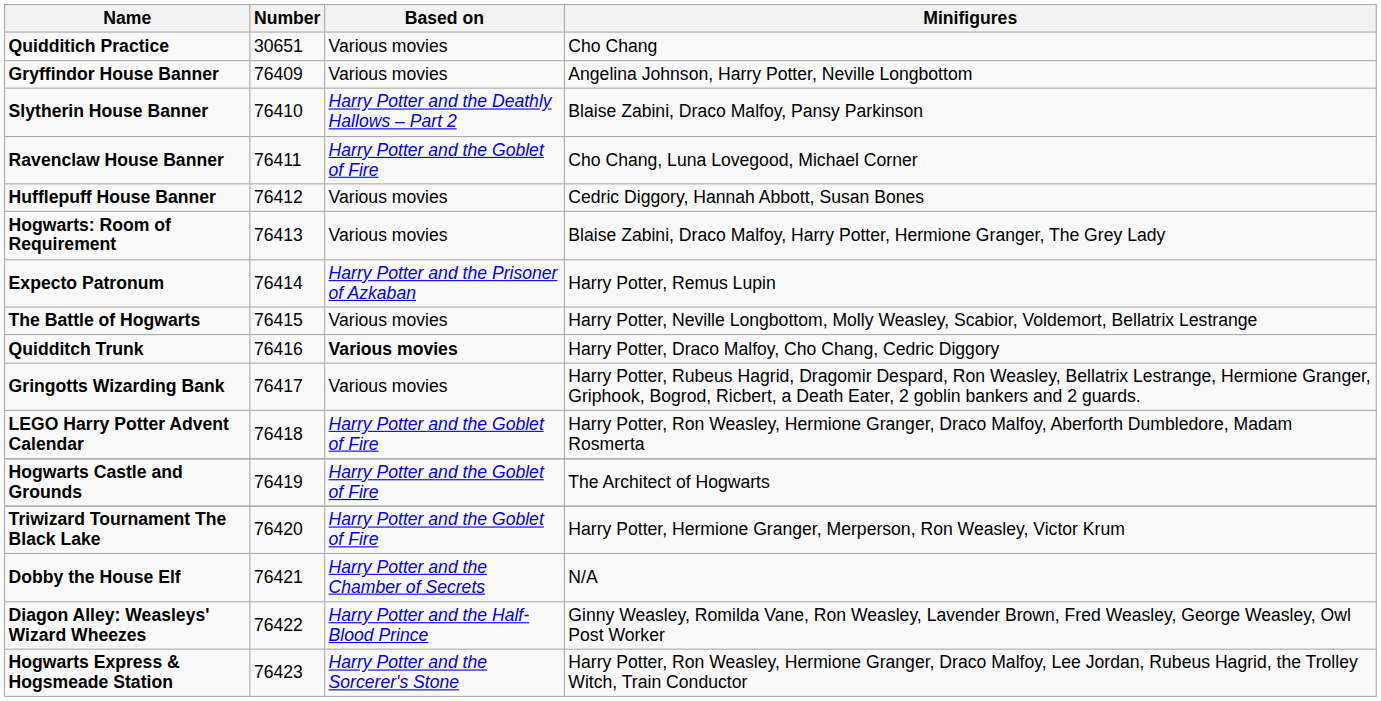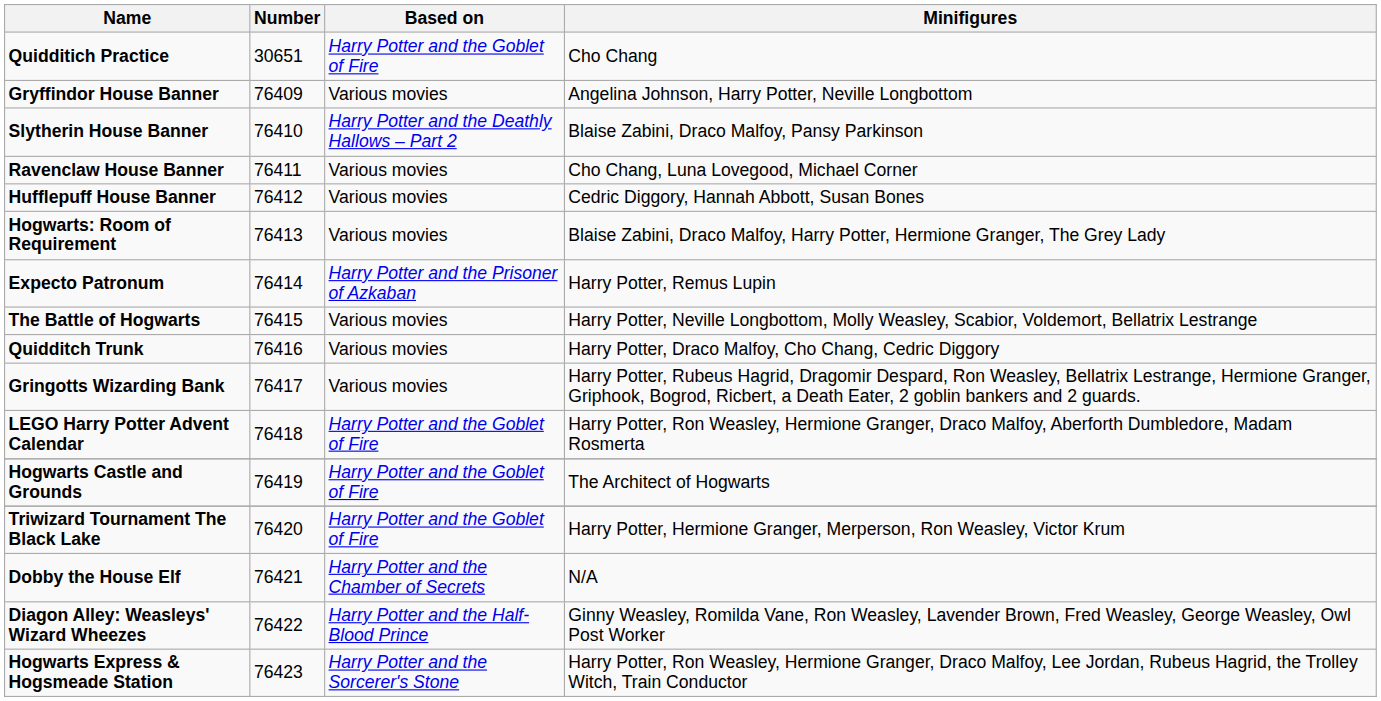(388, 46) Various movies -> (436, 56) Harry Potter and the Goblet of Fire
(436, 159) Harry Potter and the Goblet of Fire -> (388, 169) Various movies
(393, 348) bold -> (388, 348) normal
